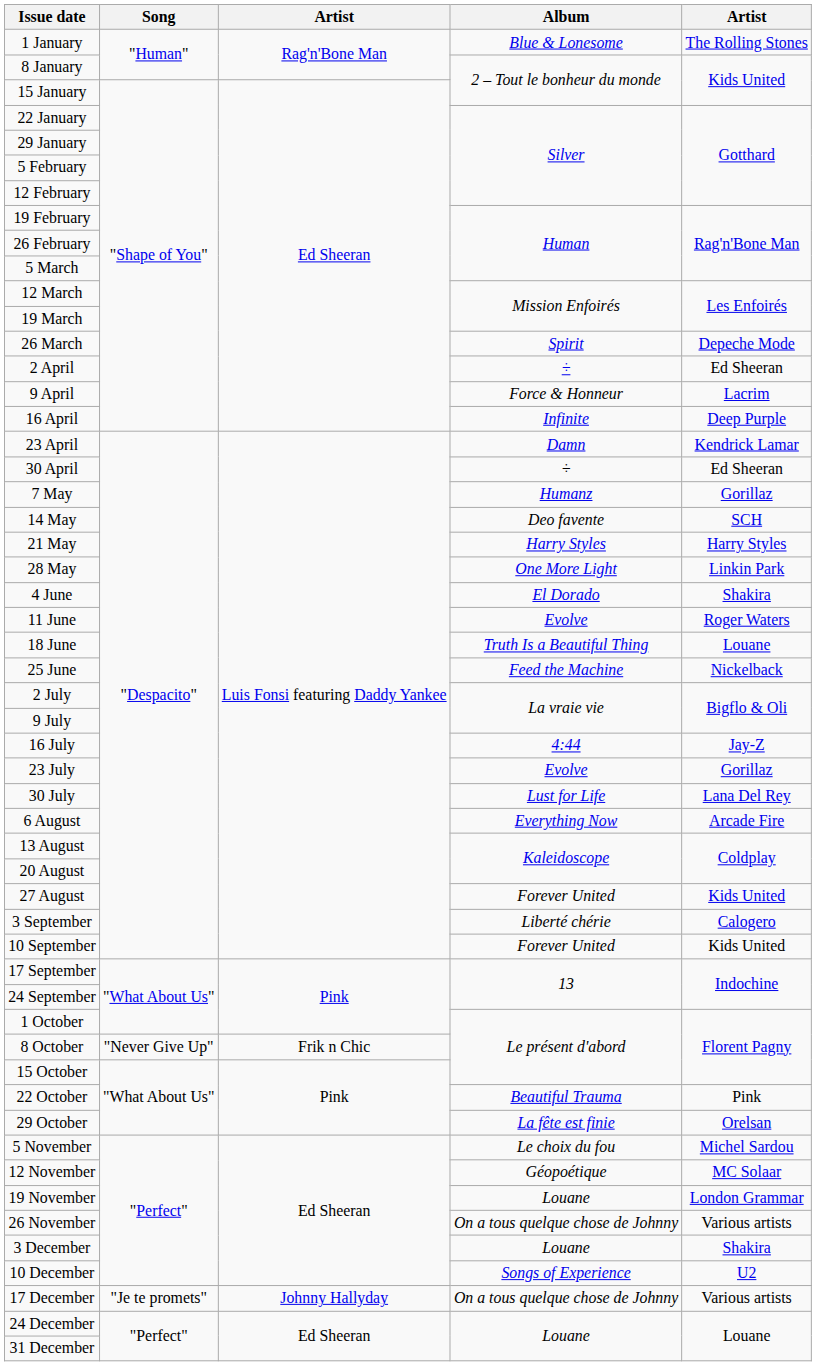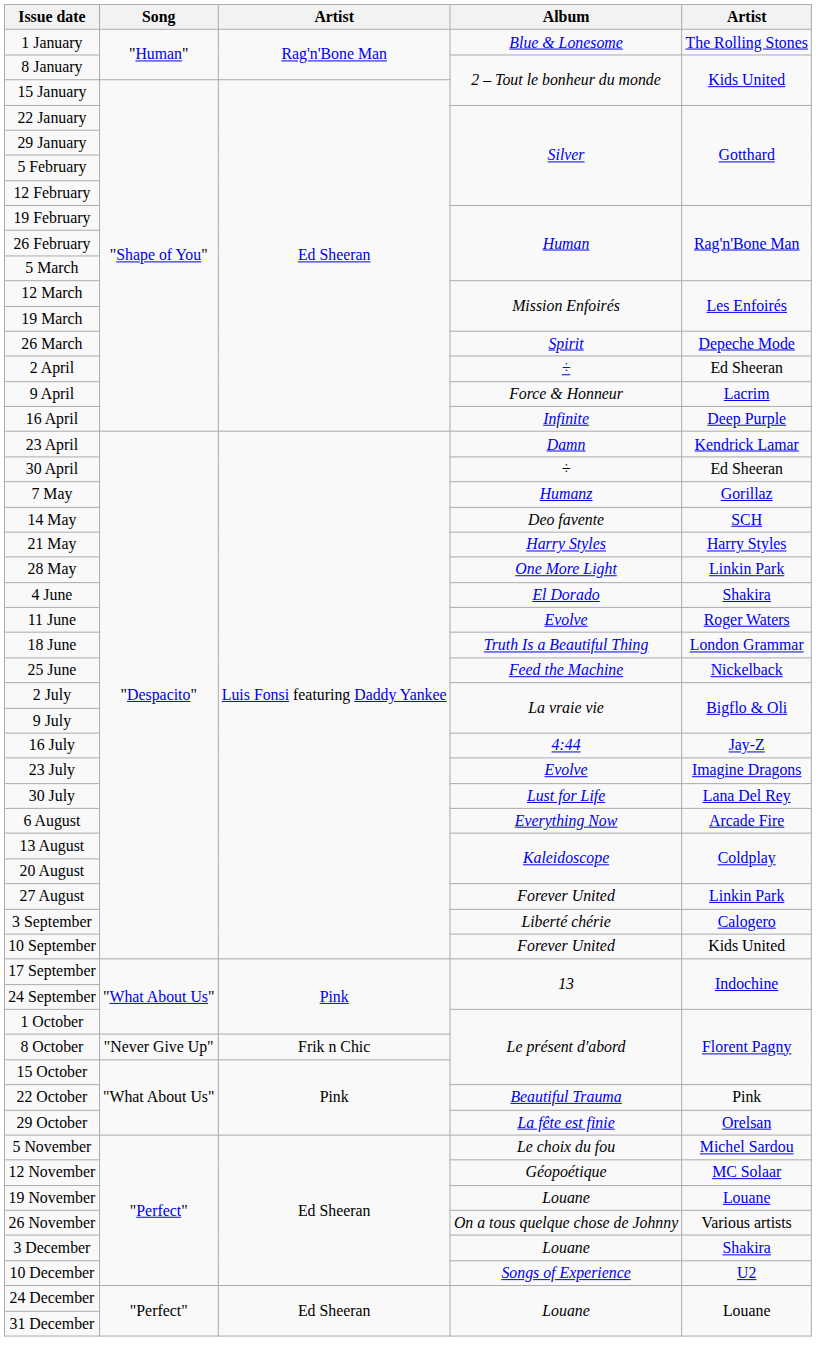(747, 645) Louane -> (747, 645) London Grammar
(747, 770) Gorillaz -> (747, 770) Imagine Dragons
(747, 896) Kids United -> (747, 896) Linkin Park
(747, 1197) London Grammar -> (747, 1197) Louane
- row: (52, 1298)
